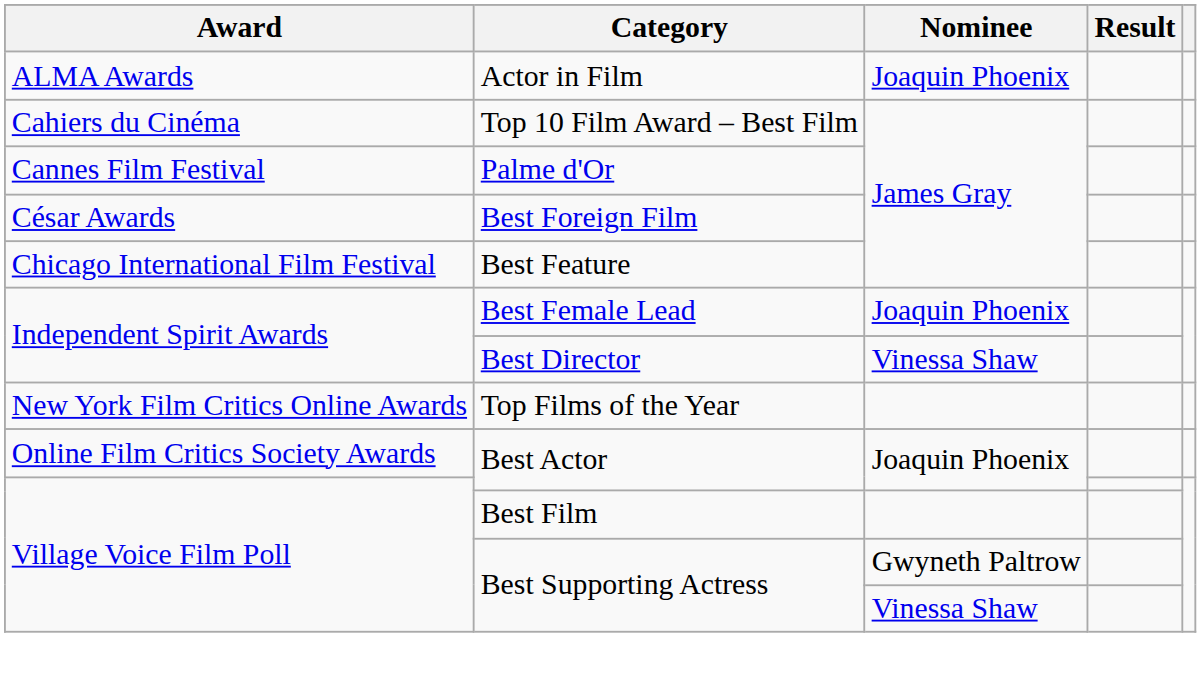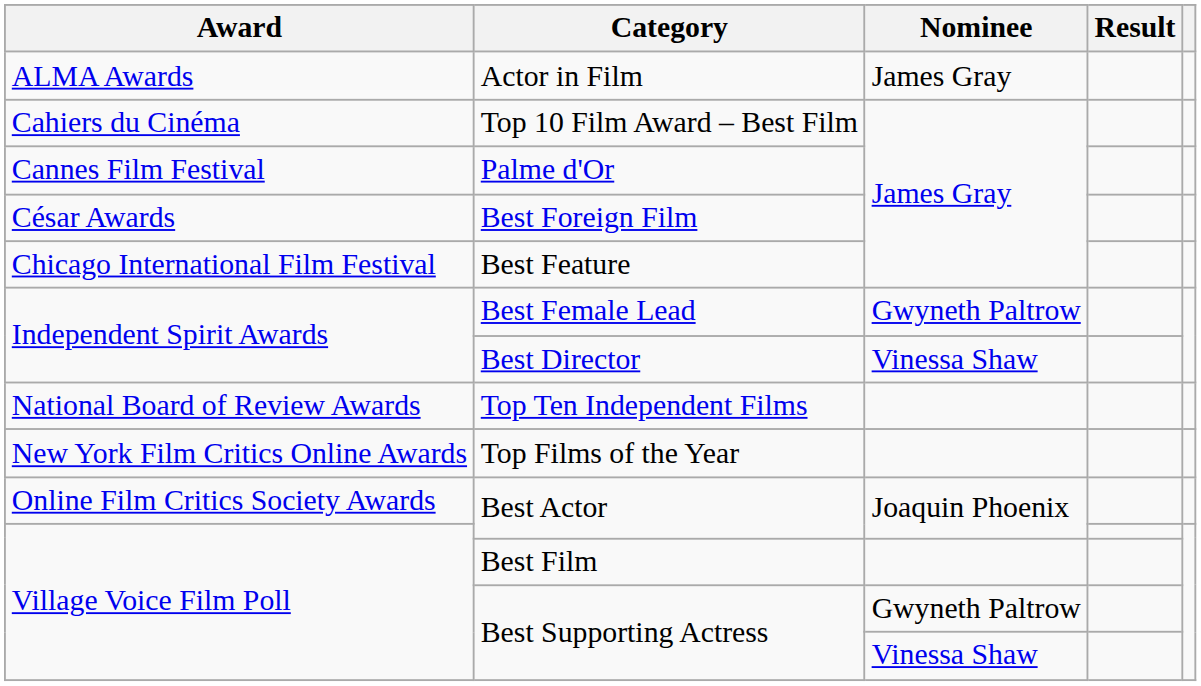(970, 75) Joaquin Phoenix -> (941, 75) James Gray
(970, 311) Joaquin Phoenix -> (976, 311) Gwyneth Paltrow
+ row: (216, 405)
